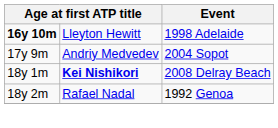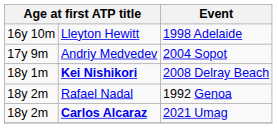(32, 34) bold -> (31, 34) normal
+ row: (104, 113)
